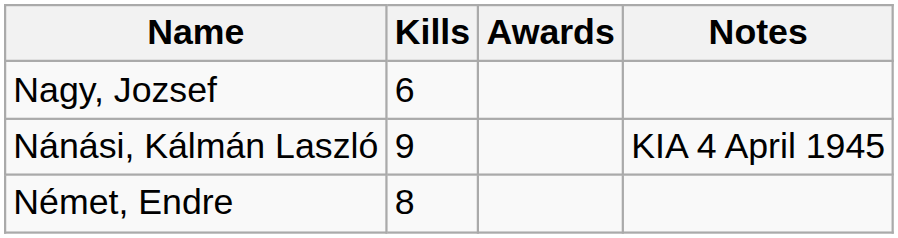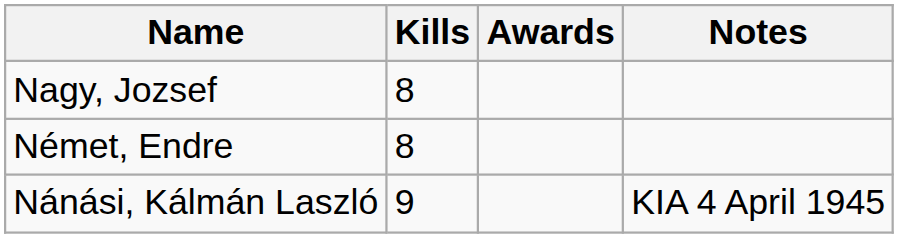(405, 89) 6 -> (405, 89) 8
rows swapped: (196, 145) <-> (123, 202)
